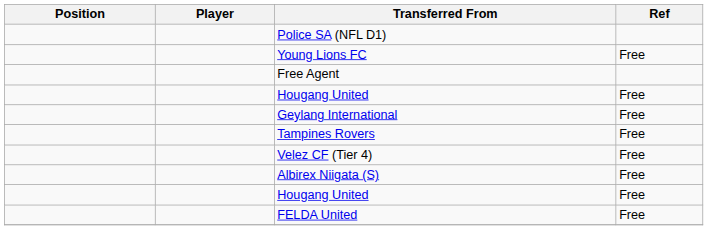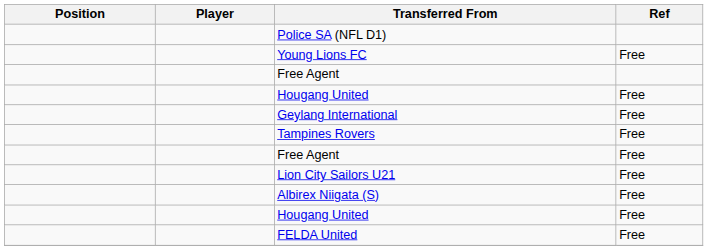+ row: (308, 154)
+ row: (336, 174)
- row: (325, 154)
